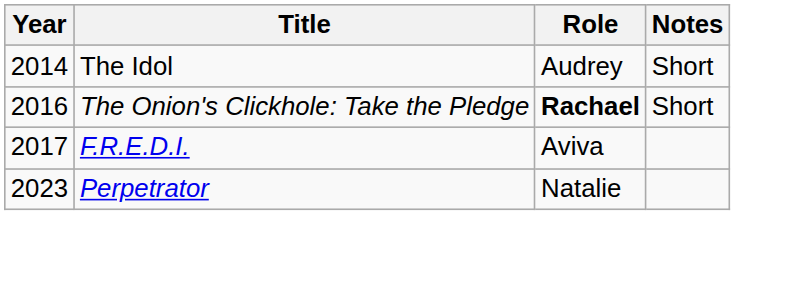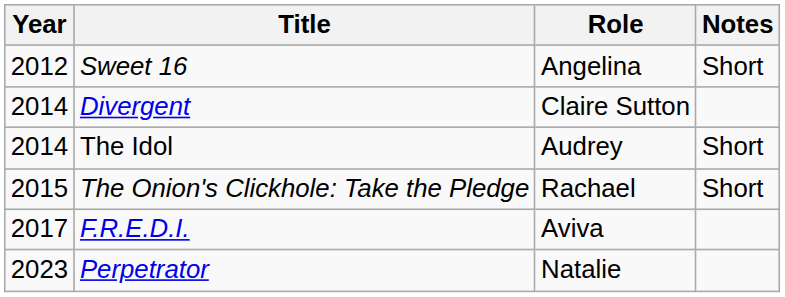+ row: (134, 65)
+ row: (135, 106)
(39, 106) 2016 -> (39, 188) 2015
(591, 106) bold -> (588, 188) normal
